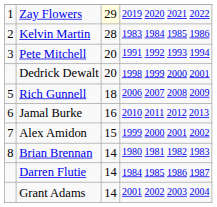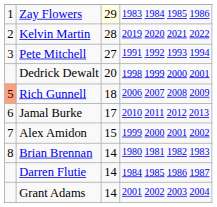(166, 14) 2019 2020 2021 2022 -> (166, 14) 1983 1984 1985 1986
(166, 34) 1983 1984 1985 1986 -> (166, 34) 2019 2020 2021 2022
(111, 53) 20 -> (111, 53) 27
(10, 93) no background -> (10, 93) lightsalmon background
(111, 113) 16 -> (111, 113) 17
